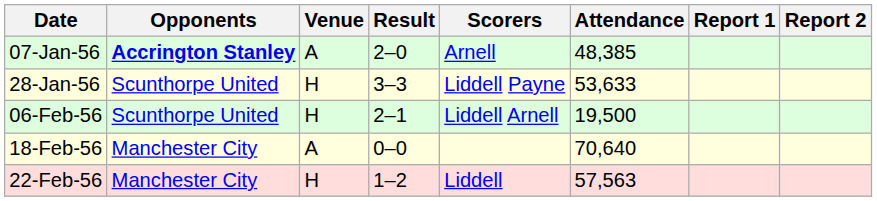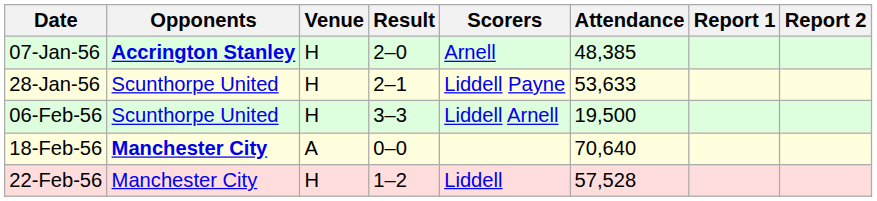(311, 52) A -> (312, 52) H
(390, 84) 3–3 -> (390, 84) 2–1
(390, 116) 2–1 -> (390, 116) 3–3
(184, 148) normal -> (189, 148) bold
(605, 180) 57,563 -> (605, 180) 57,528
